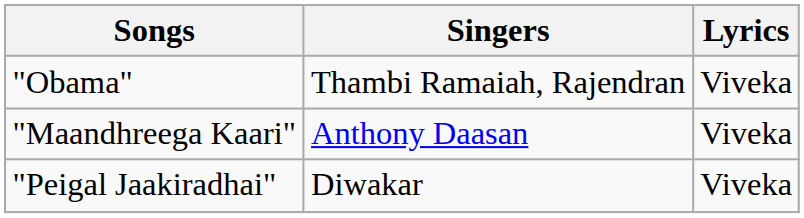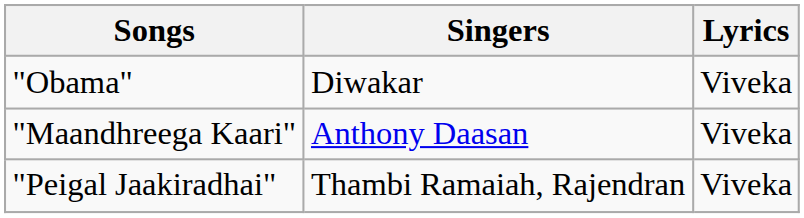(498, 81) Thambi Ramaiah, Rajendran -> (367, 81) Diwakar
(367, 184) Diwakar -> (498, 184) Thambi Ramaiah, Rajendran
